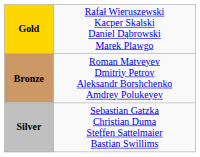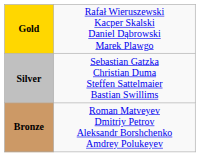rows swapped: (29, 127) <-> (29, 78)
